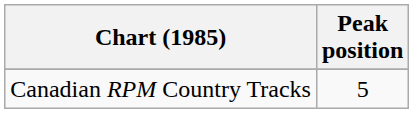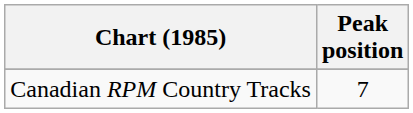(363, 88) 5 -> (363, 88) 7
